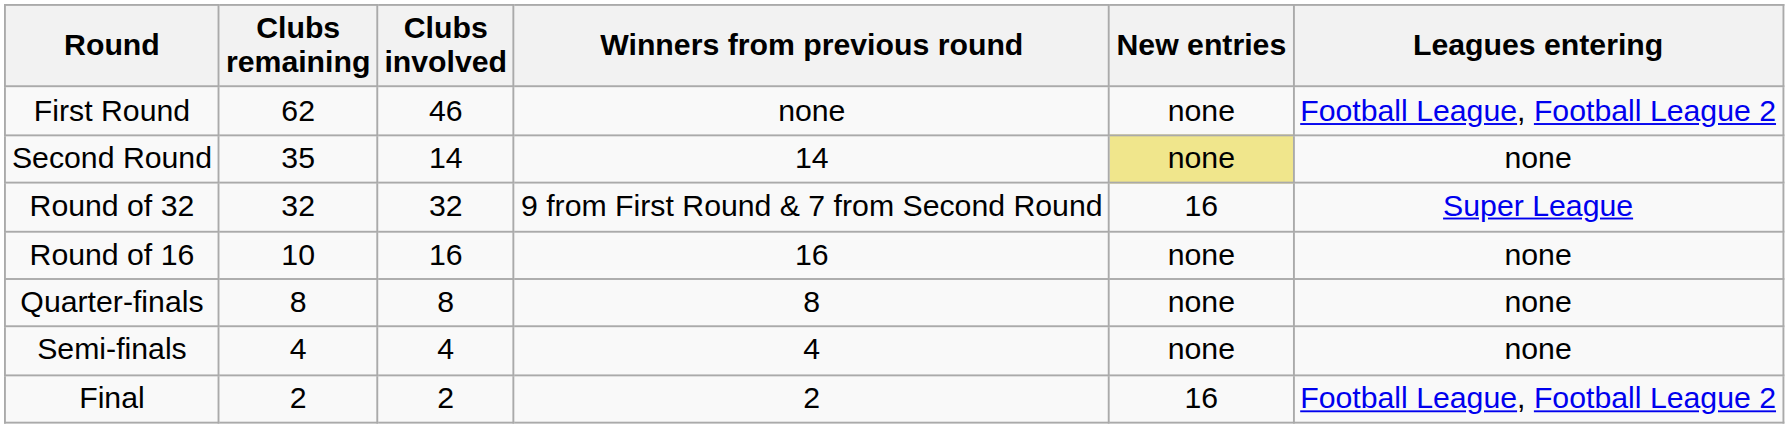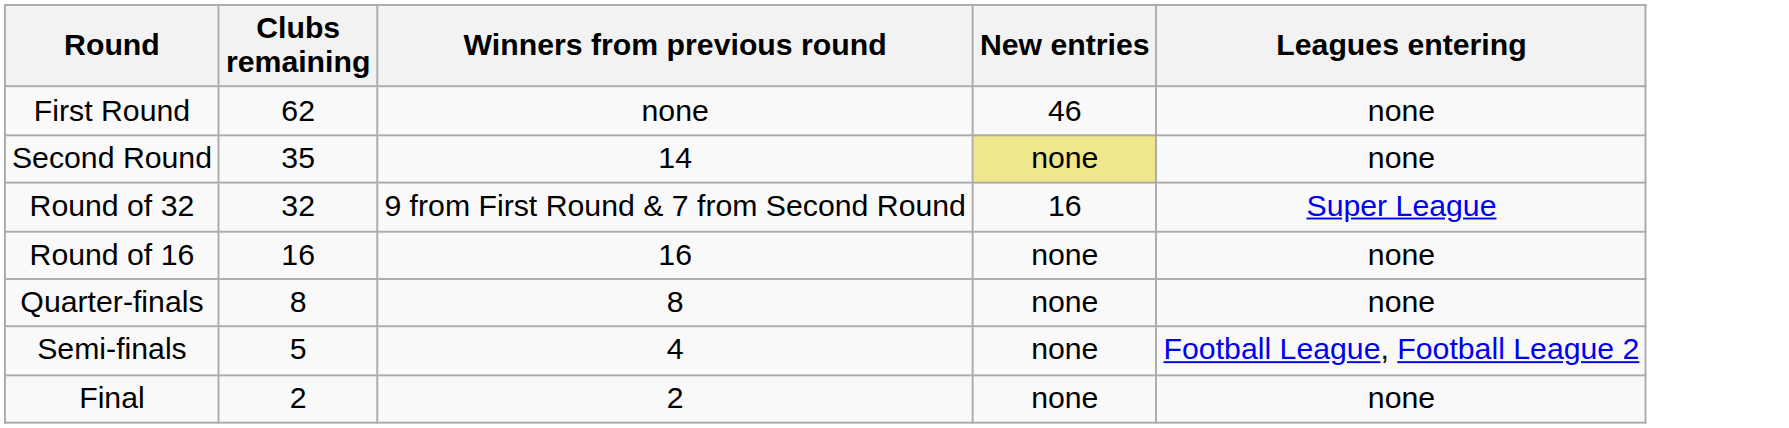- column: (446, 45)
(1201, 110) none -> (1065, 110) 46
(1538, 110) Football League, Football League 2 -> (1401, 110) none
(298, 254) 10 -> (298, 254) 16
(298, 350) 4 -> (298, 350) 5
(1538, 350) none -> (1401, 350) Football League, Football League 2
(1201, 398) 16 -> (1065, 398) none
(1538, 398) Football League, Football League 2 -> (1401, 398) none
